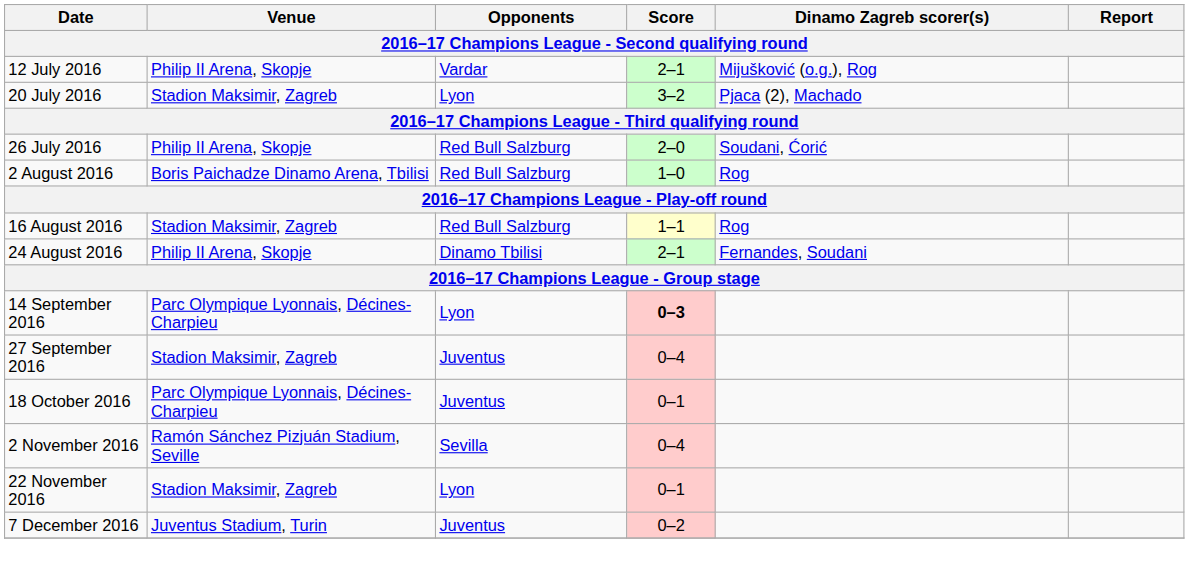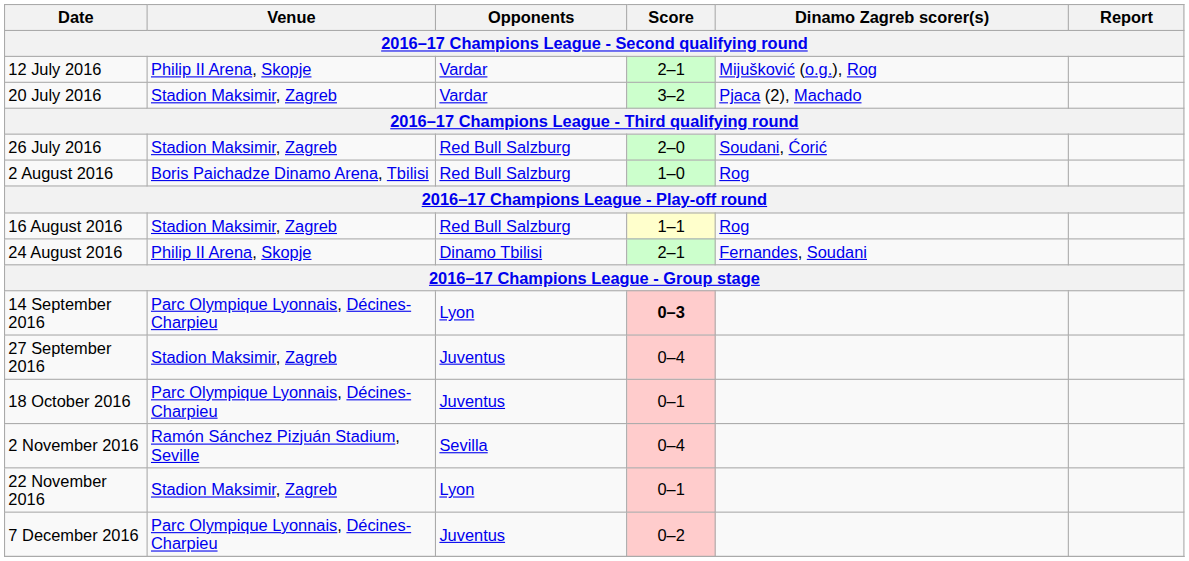(457, 96) Lyon -> (463, 96) Vardar
(231, 148) Philip II Arena, Skopje -> (244, 148) Stadion Maksimir, Zagreb
(239, 525) Juventus Stadium, Turin -> (281, 535) Parc Olympique Lyonnais, Décines-Charpieu
